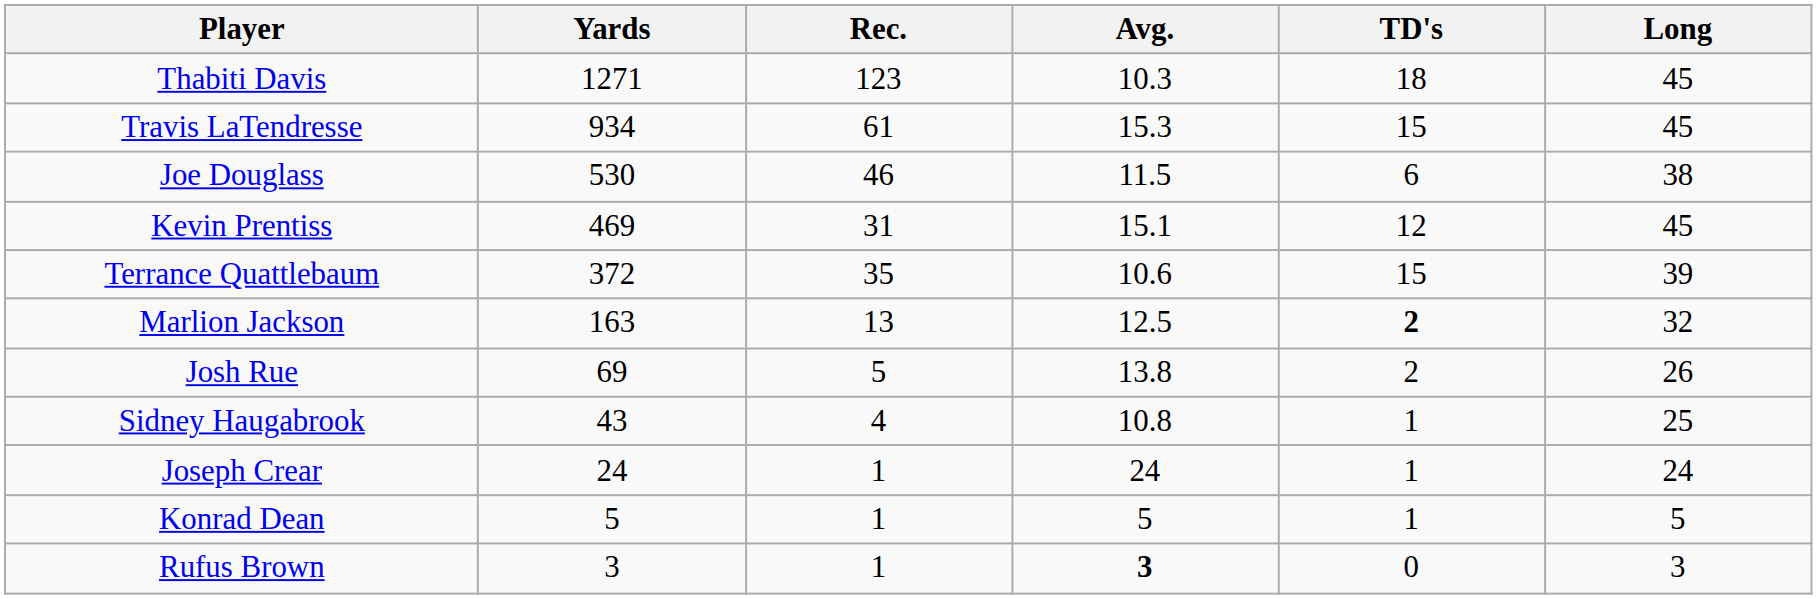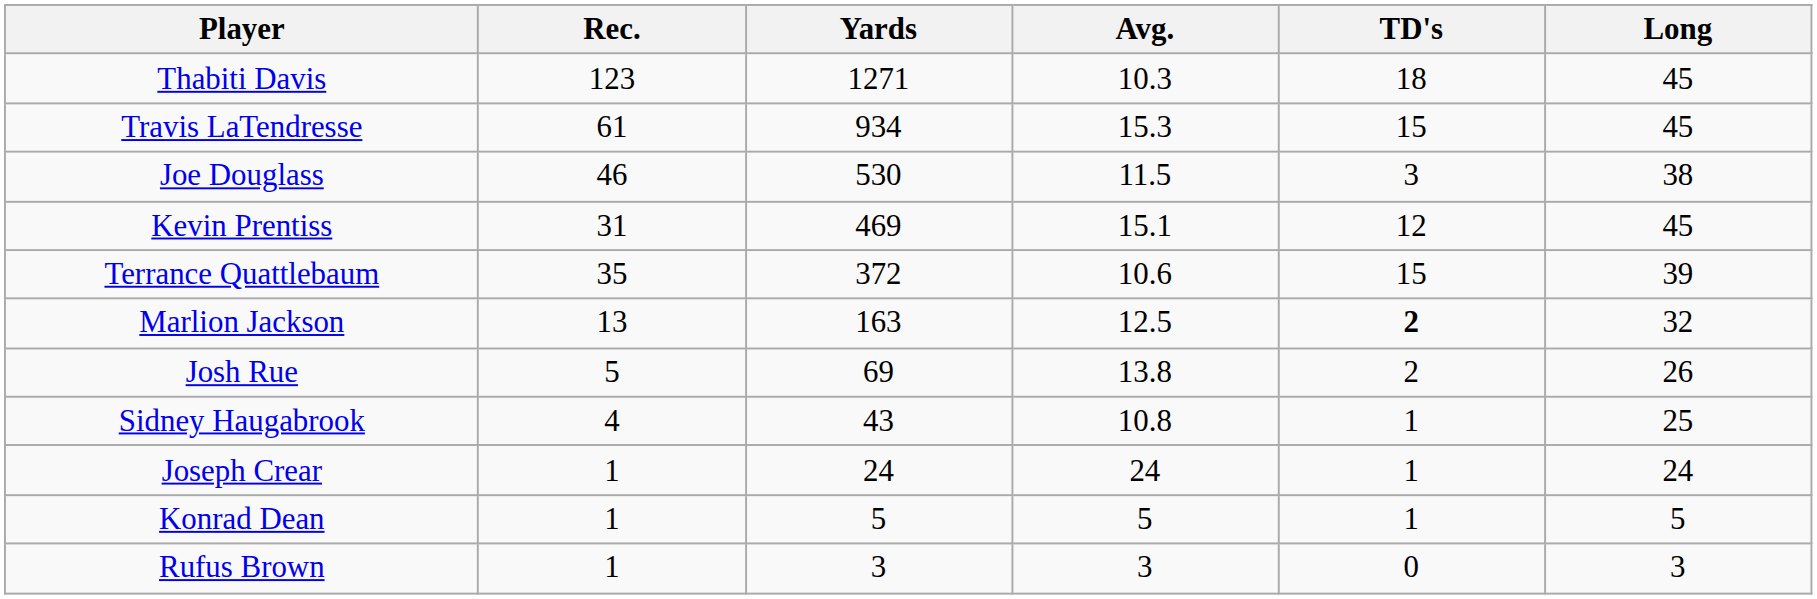columns swapped: (878, 28) <-> (612, 28)
(1411, 175) 6 -> (1411, 175) 3
(1145, 567) bold -> (1145, 567) normal
